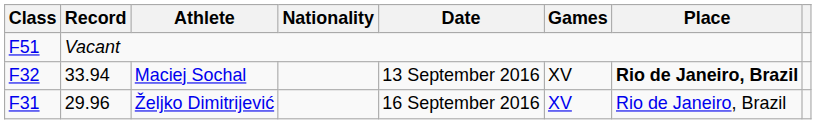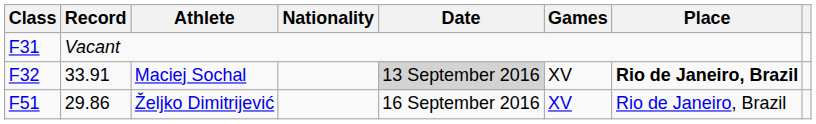(24, 47) F51 -> (24, 47) F31
(87, 75) 33.94 -> (87, 75) 33.91
(461, 75) no background -> (461, 75) lightgrey background
(24, 103) F31 -> (24, 103) F51
(87, 103) 29.96 -> (87, 103) 29.86
